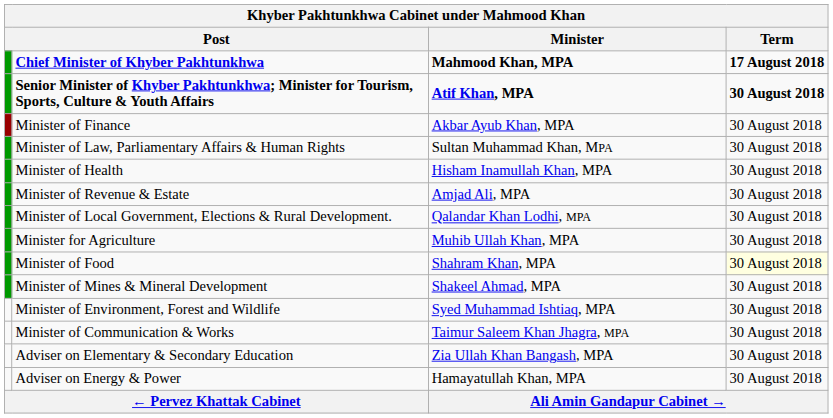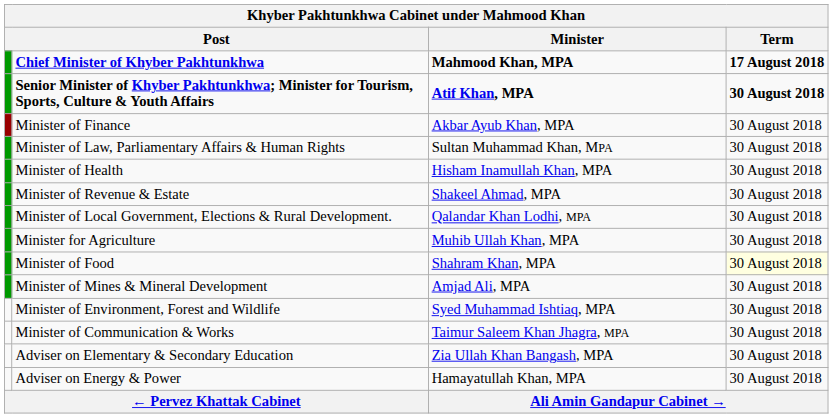(481, 194) Amjad Ali, MPA -> (496, 194) Shakeel Ahmad, MPA
(496, 286) Shakeel Ahmad, MPA -> (481, 286) Amjad Ali, MPA
